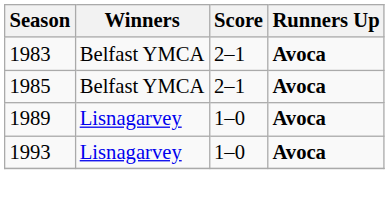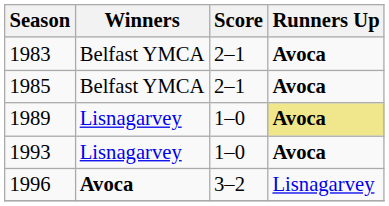(299, 119) no background -> (299, 119) khaki background
+ row: (30, 184)
